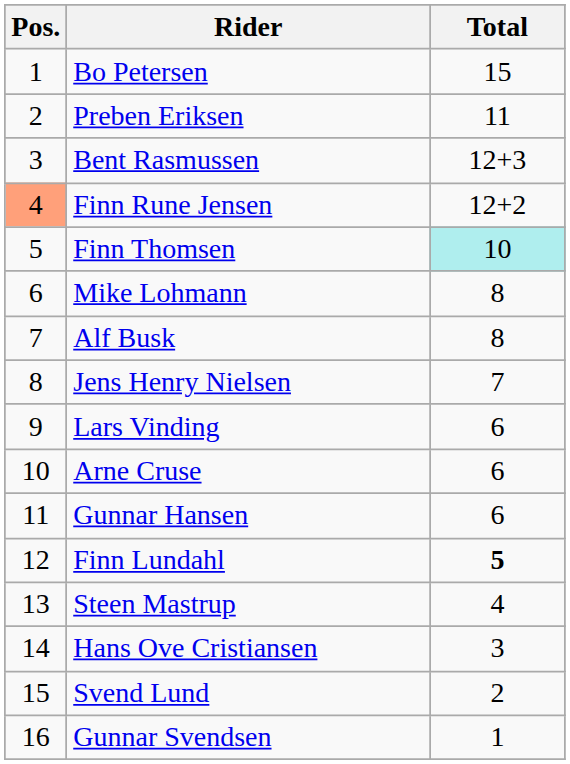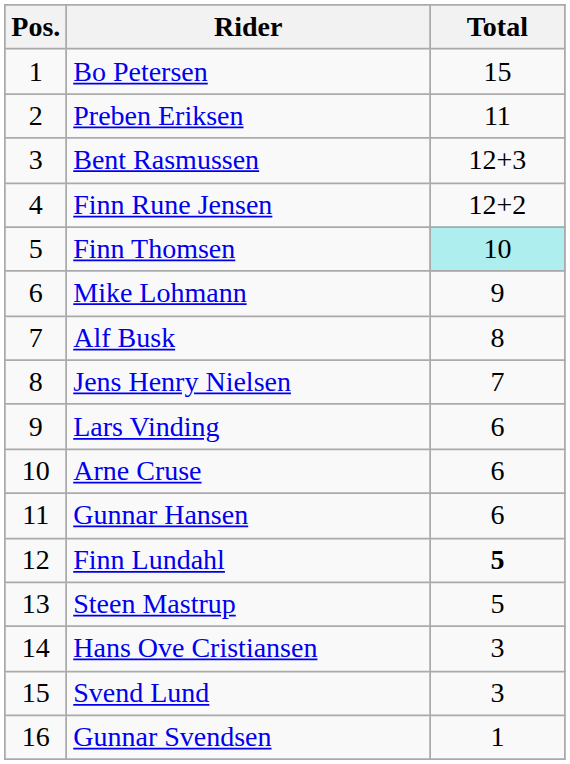(36, 204) lightsalmon background -> (36, 204) no background
(497, 293) 8 -> (497, 293) 9
(497, 603) 4 -> (497, 603) 5
(497, 692) 2 -> (497, 692) 3
